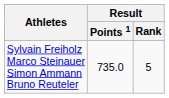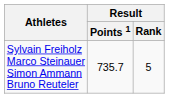(110, 67) 735.0 -> (110, 67) 735.7
